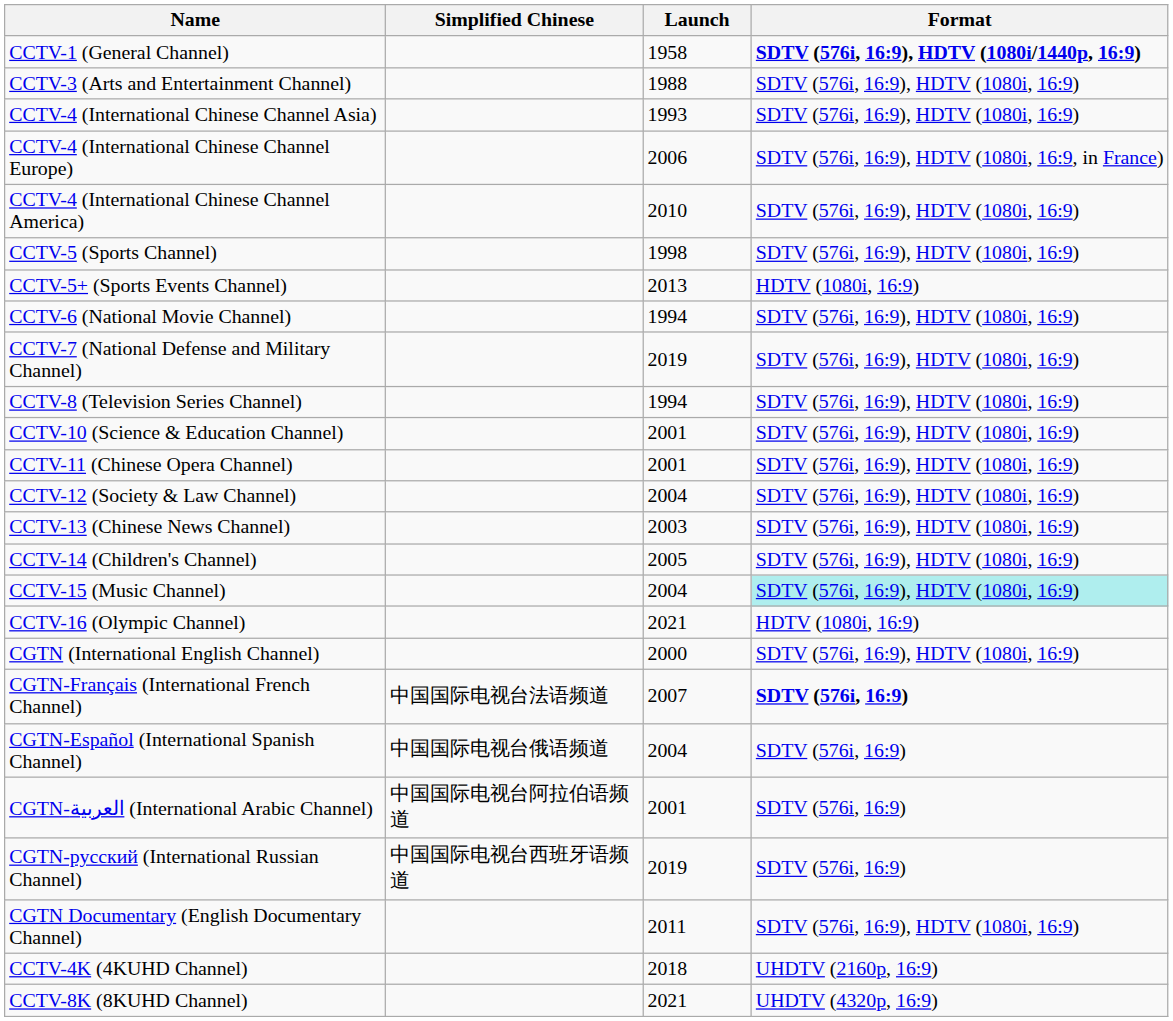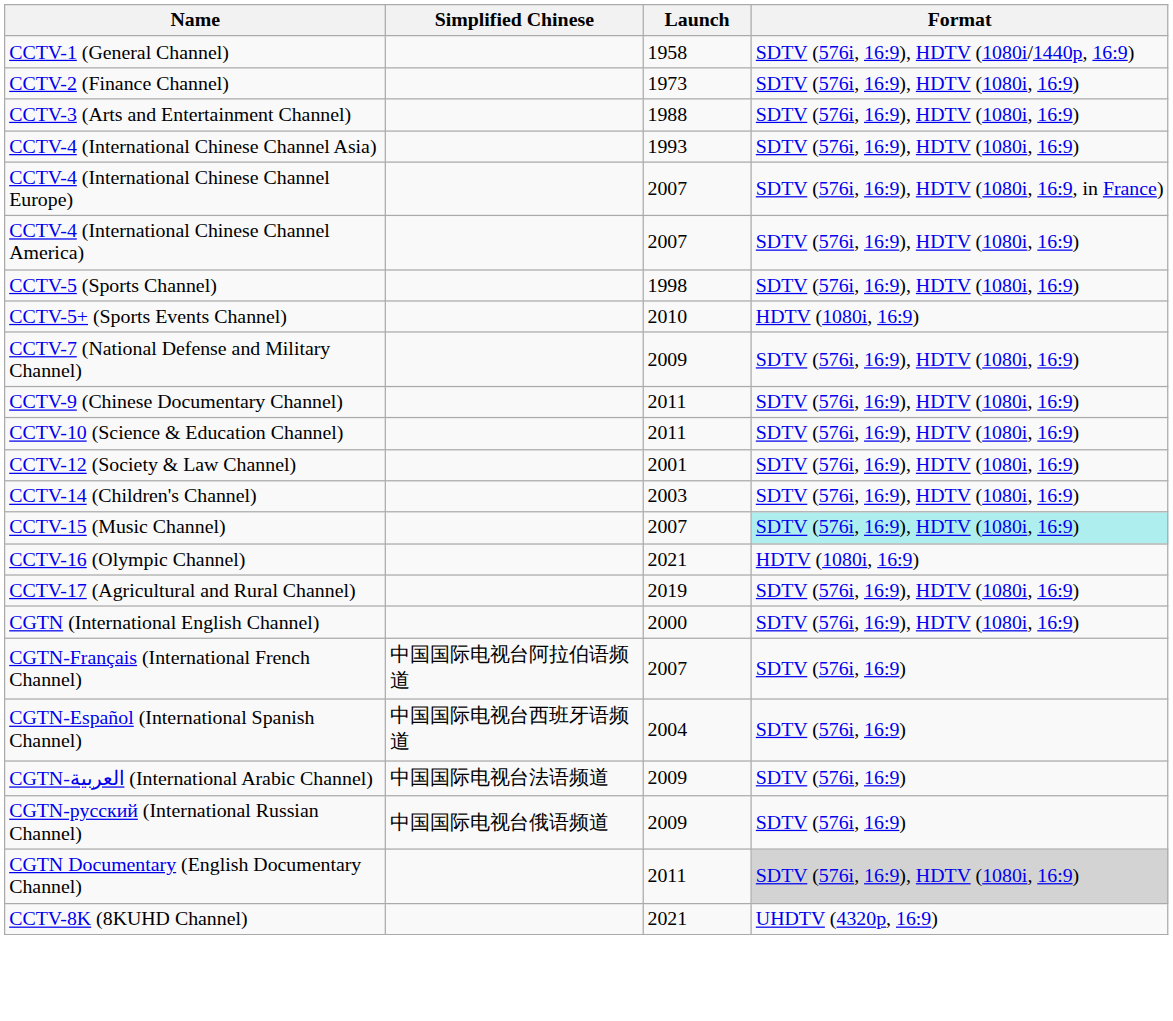(948, 51) bold -> (945, 51) normal
+ row: (119, 83)
(667, 157) 2006 -> (667, 188) 2007
(667, 211) 2010 -> (667, 242) 2007
(667, 285) 2013 -> (667, 316) 2010
- row: (150, 316)
(667, 359) 2019 -> (667, 359) 2009
- row: (156, 401)
+ row: (176, 401)
(667, 433) 2001 -> (667, 433) 2011
- row: (151, 464)
(667, 496) 2004 -> (667, 464) 2001
- row: (150, 527)
(667, 559) 2005 -> (667, 496) 2003
(667, 590) 2004 -> (667, 527) 2007
+ row: (182, 590)
(499, 695) 中国国际电视台法语频道 -> (509, 667) 中国国际电视台阿拉伯语频道
(832, 696) bold -> (831, 668) normal
(499, 749) 中国国际电视台俄语频道 -> (509, 729) 中国国际电视台西班牙语频道
(509, 806) 中国国际电视台阿拉伯语频道 -> (499, 777) 中国国际电视台法语频道
(667, 807) 2001 -> (667, 777) 2009
(509, 868) 中国国际电视台西班牙语频道 -> (499, 821) 中国国际电视台俄语频道
(667, 868) 2019 -> (667, 822) 2009
(918, 926) no background -> (918, 876) lightgrey background
- row: (128, 968)
